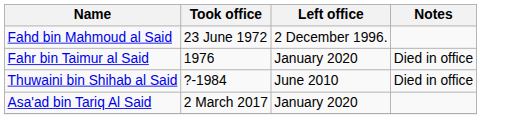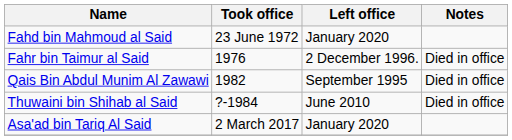(331, 37) 2 December 1996. -> (347, 37) January 2020
(316, 59) January 2020 -> (362, 59) 2 December 1996.
+ row: (108, 80)
